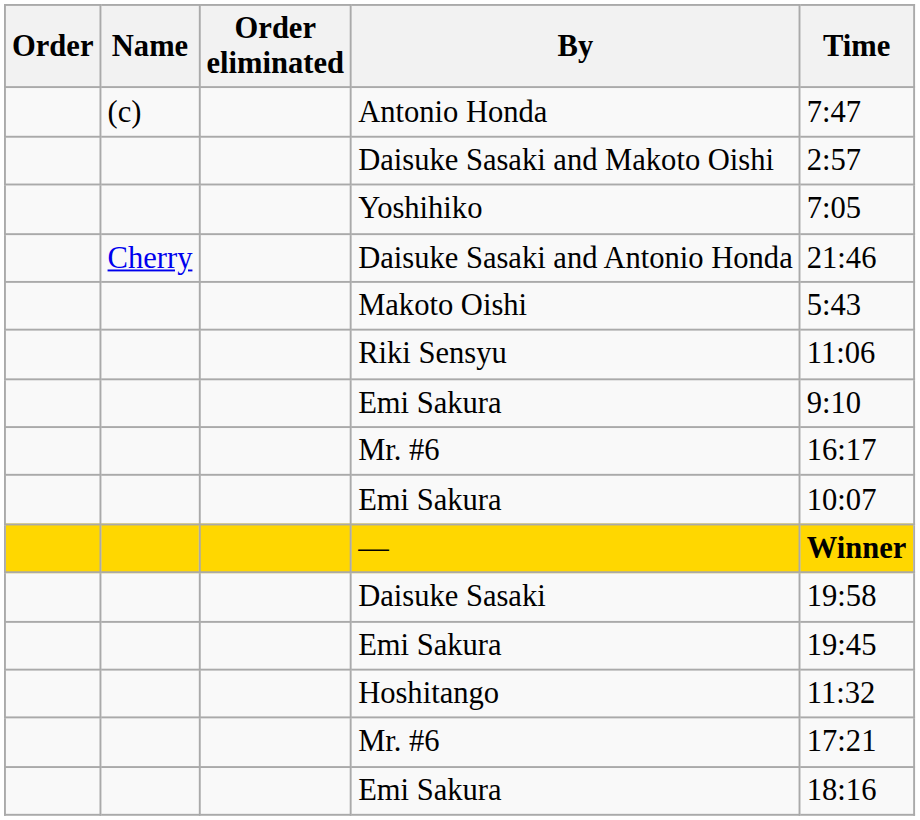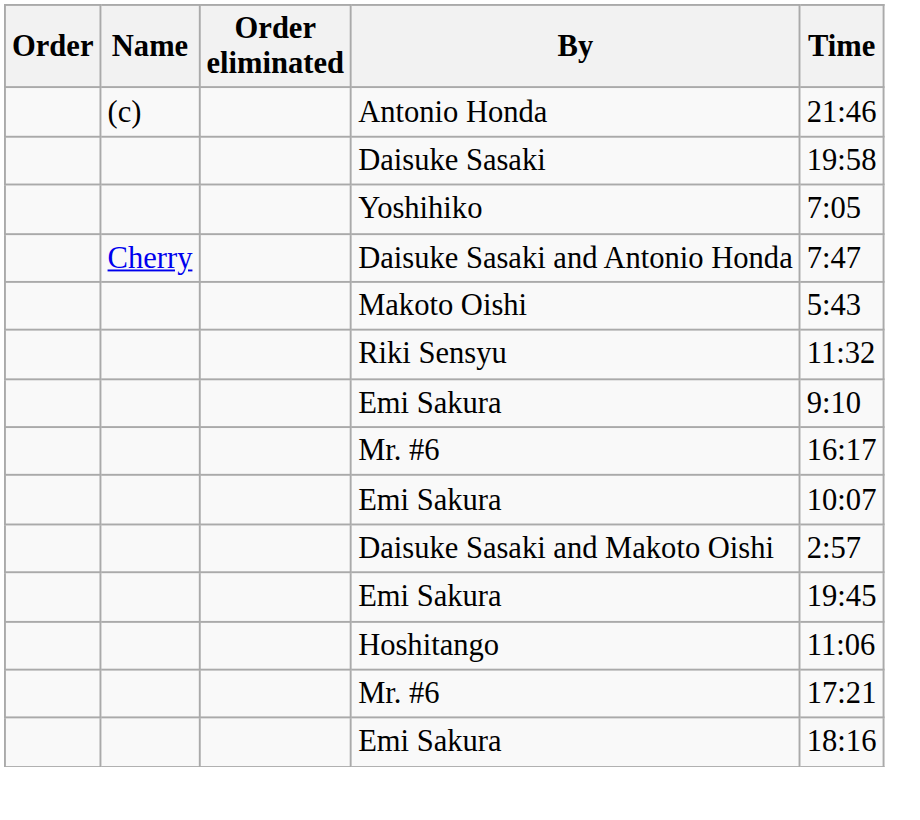(834, 111) 7:47 -> (842, 111) 21:46
rows swapped: (150, 161) <-> (150, 597)
(842, 256) 21:46 -> (834, 256) 7:47
(841, 353) 11:06 -> (841, 353) 11:32
- row: (150, 548)
(841, 693) 11:32 -> (841, 644) 11:06
